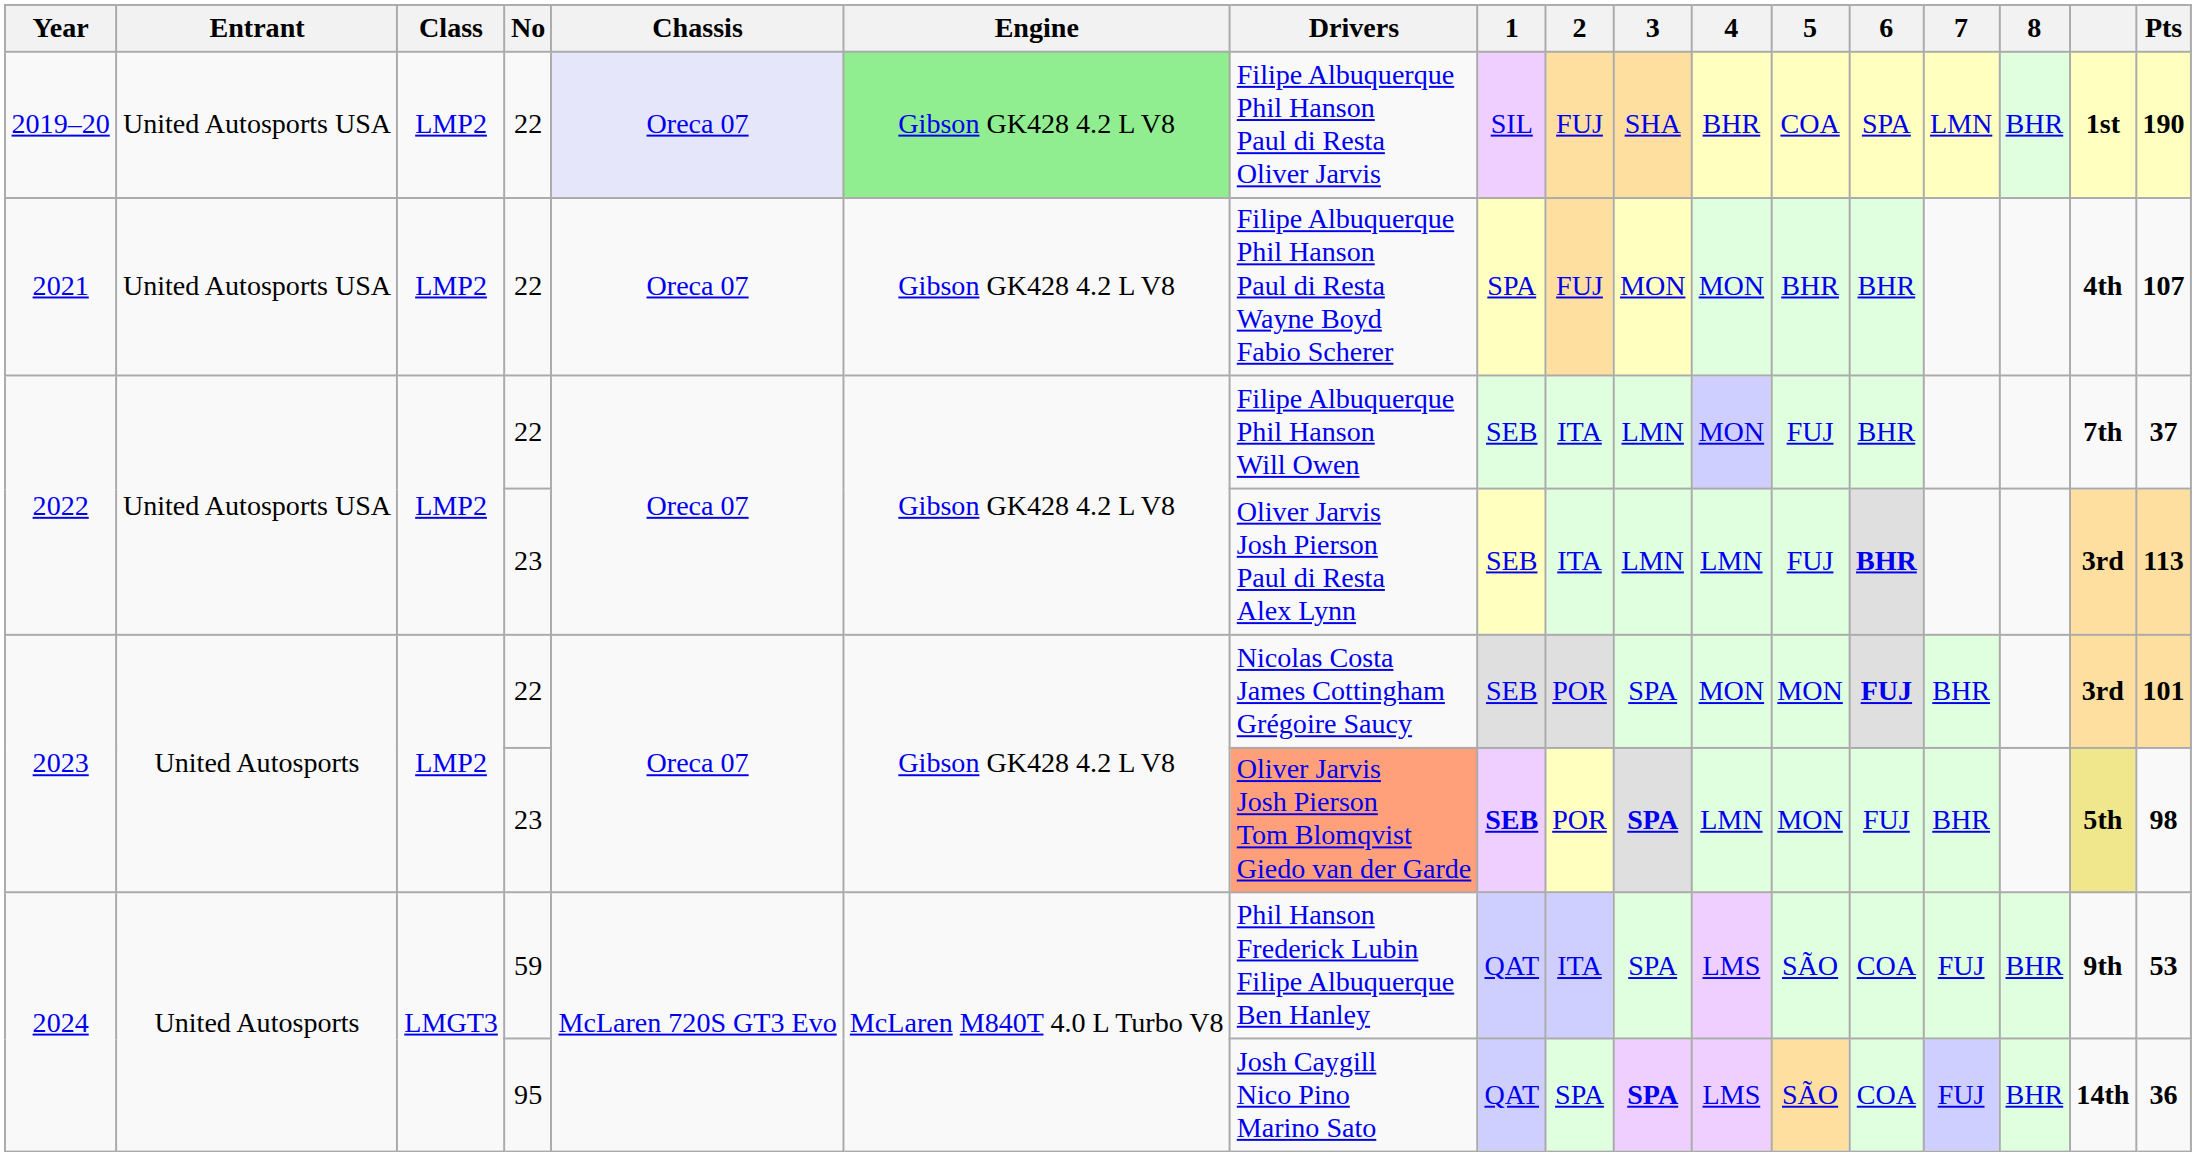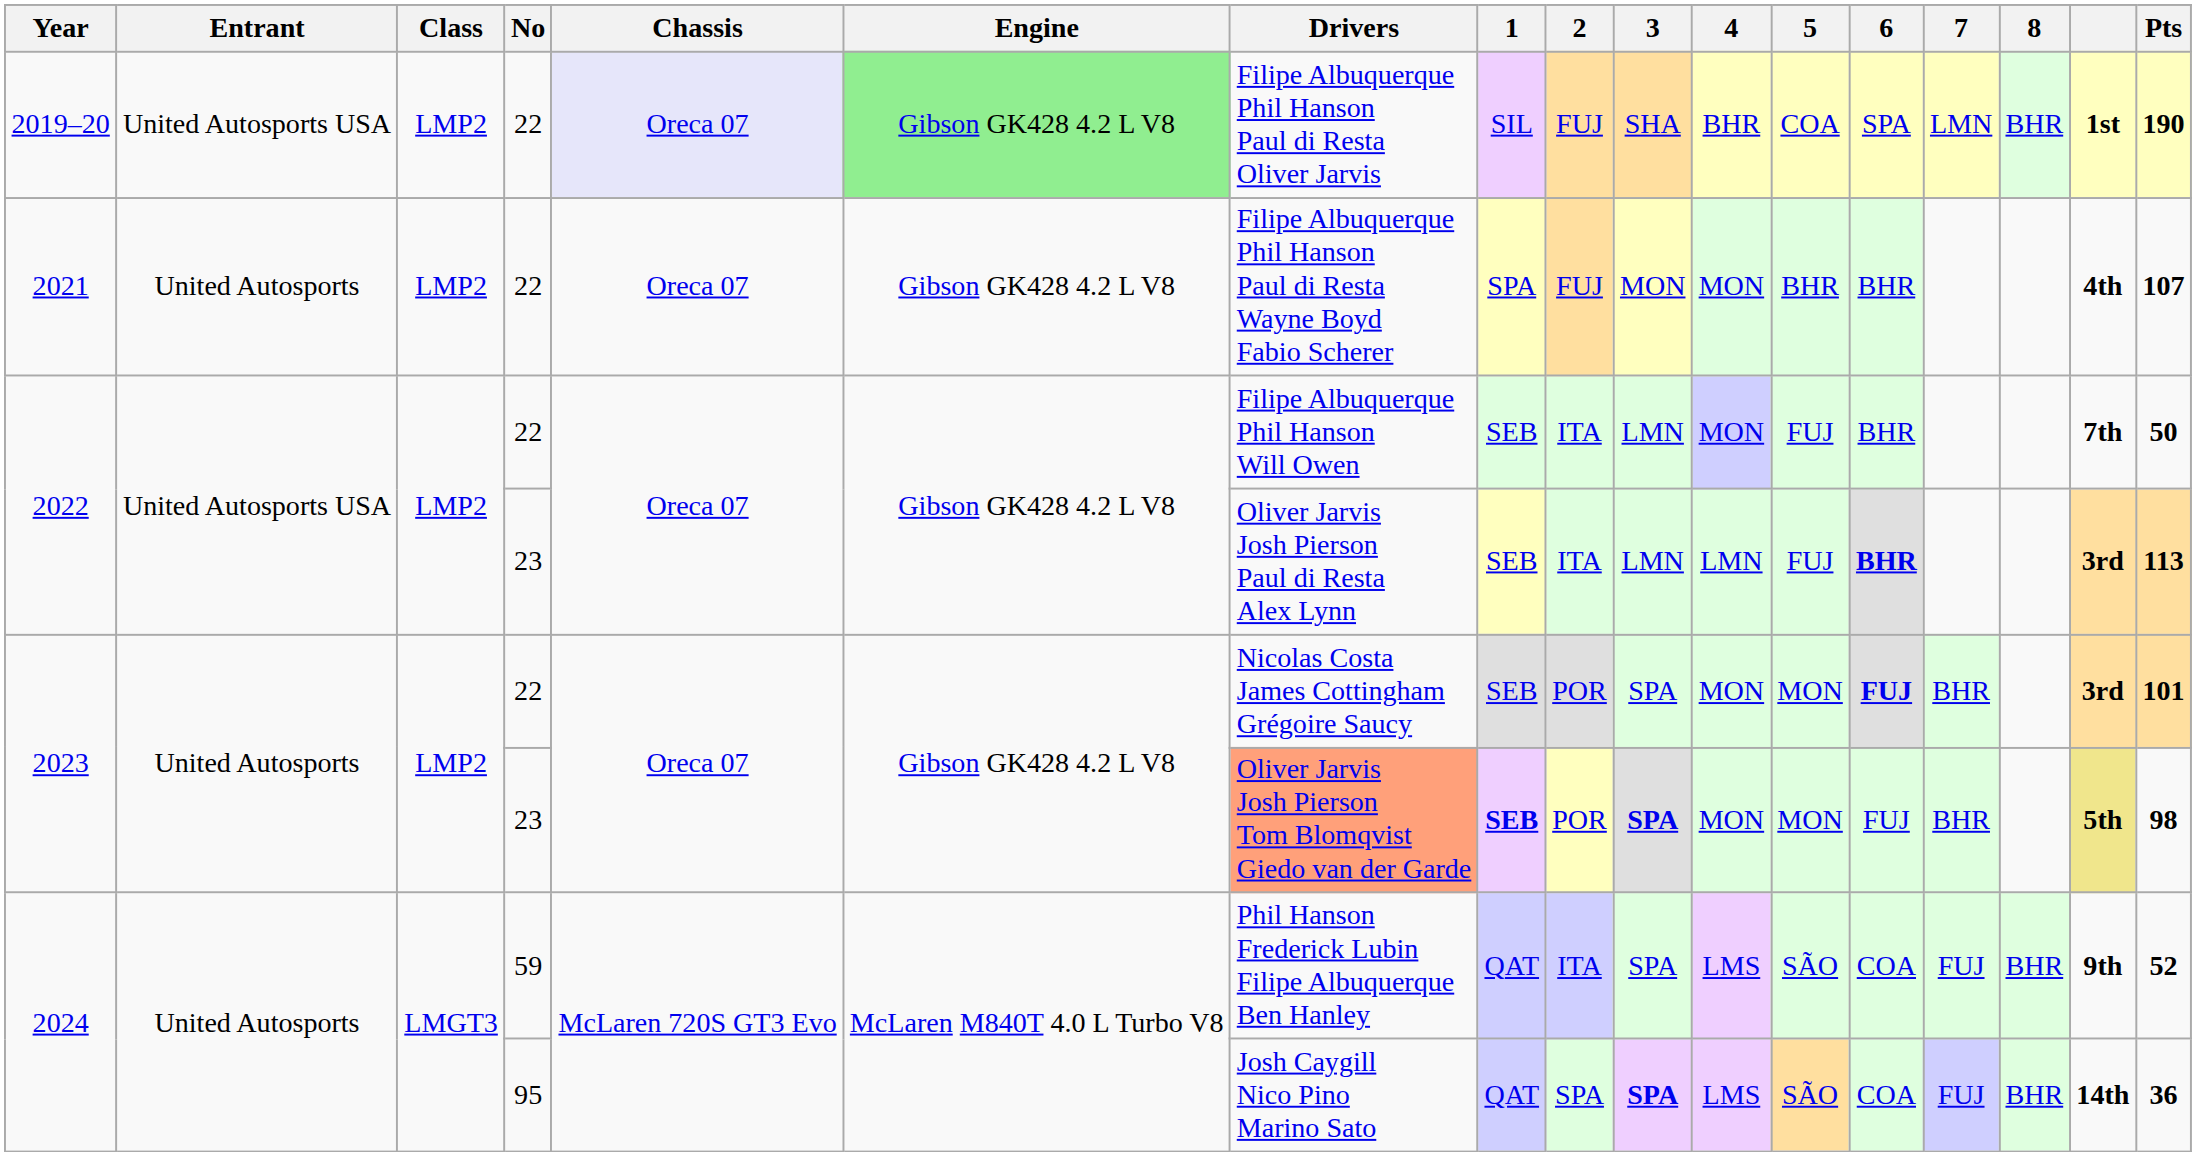(257, 286) United Autosports USA -> (257, 286) United Autosports
(2164, 432) 37 -> (2164, 432) 50
(1731, 819) LMN -> (1731, 819) MON
(2164, 965) 53 -> (2164, 965) 52
